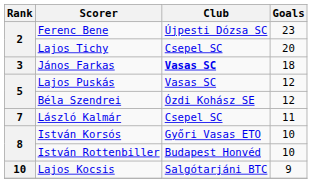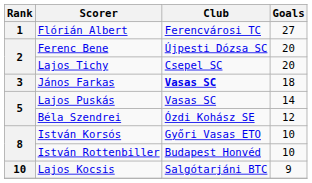+ row: (83, 30)
(289, 30) 23 -> (289, 48) 20
(289, 83) 12 -> (289, 100) 14
- row: (79, 117)
